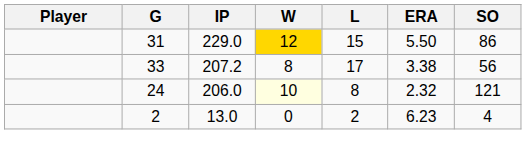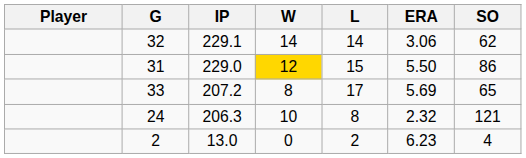+ row: (156, 41)
(421, 66) 3.38 -> (421, 91) 5.69
(488, 66) 56 -> (488, 91) 65
(222, 91) 206.0 -> (222, 116) 206.3
(288, 91) lightyellow background -> (288, 116) no background
